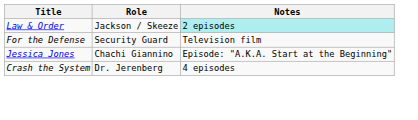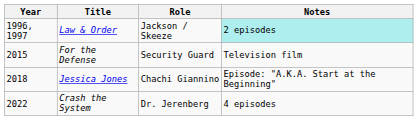+ column: (31, 11)
